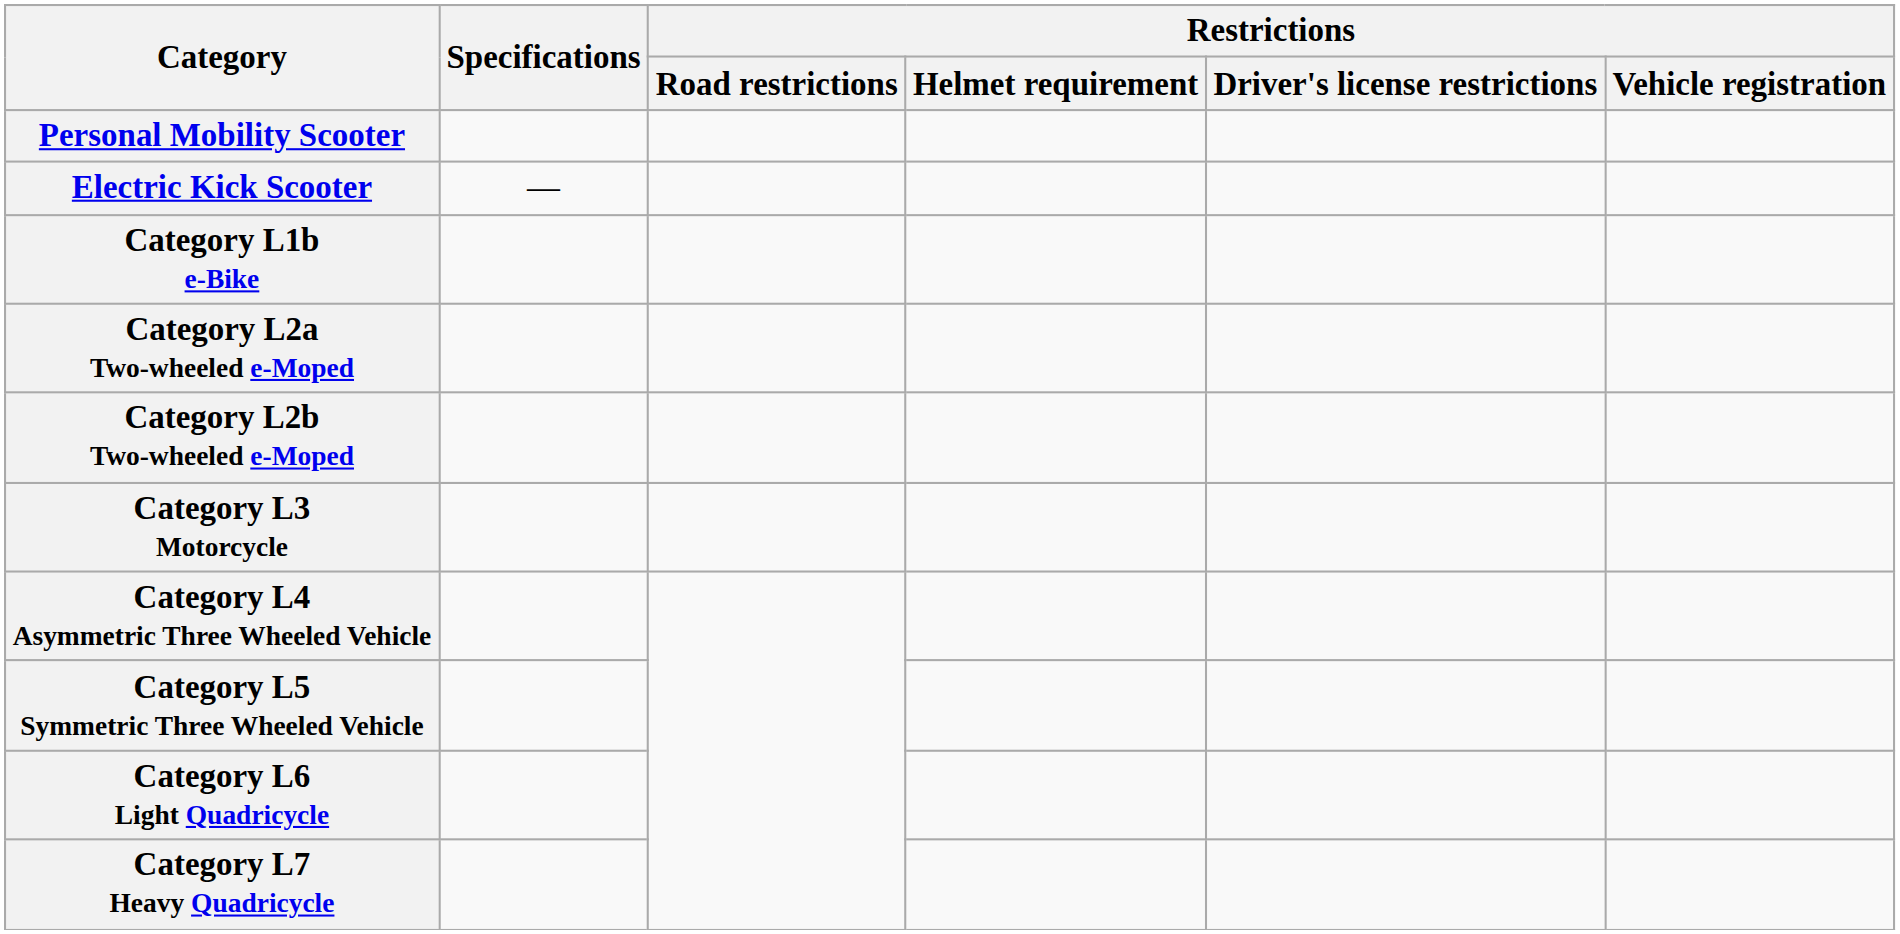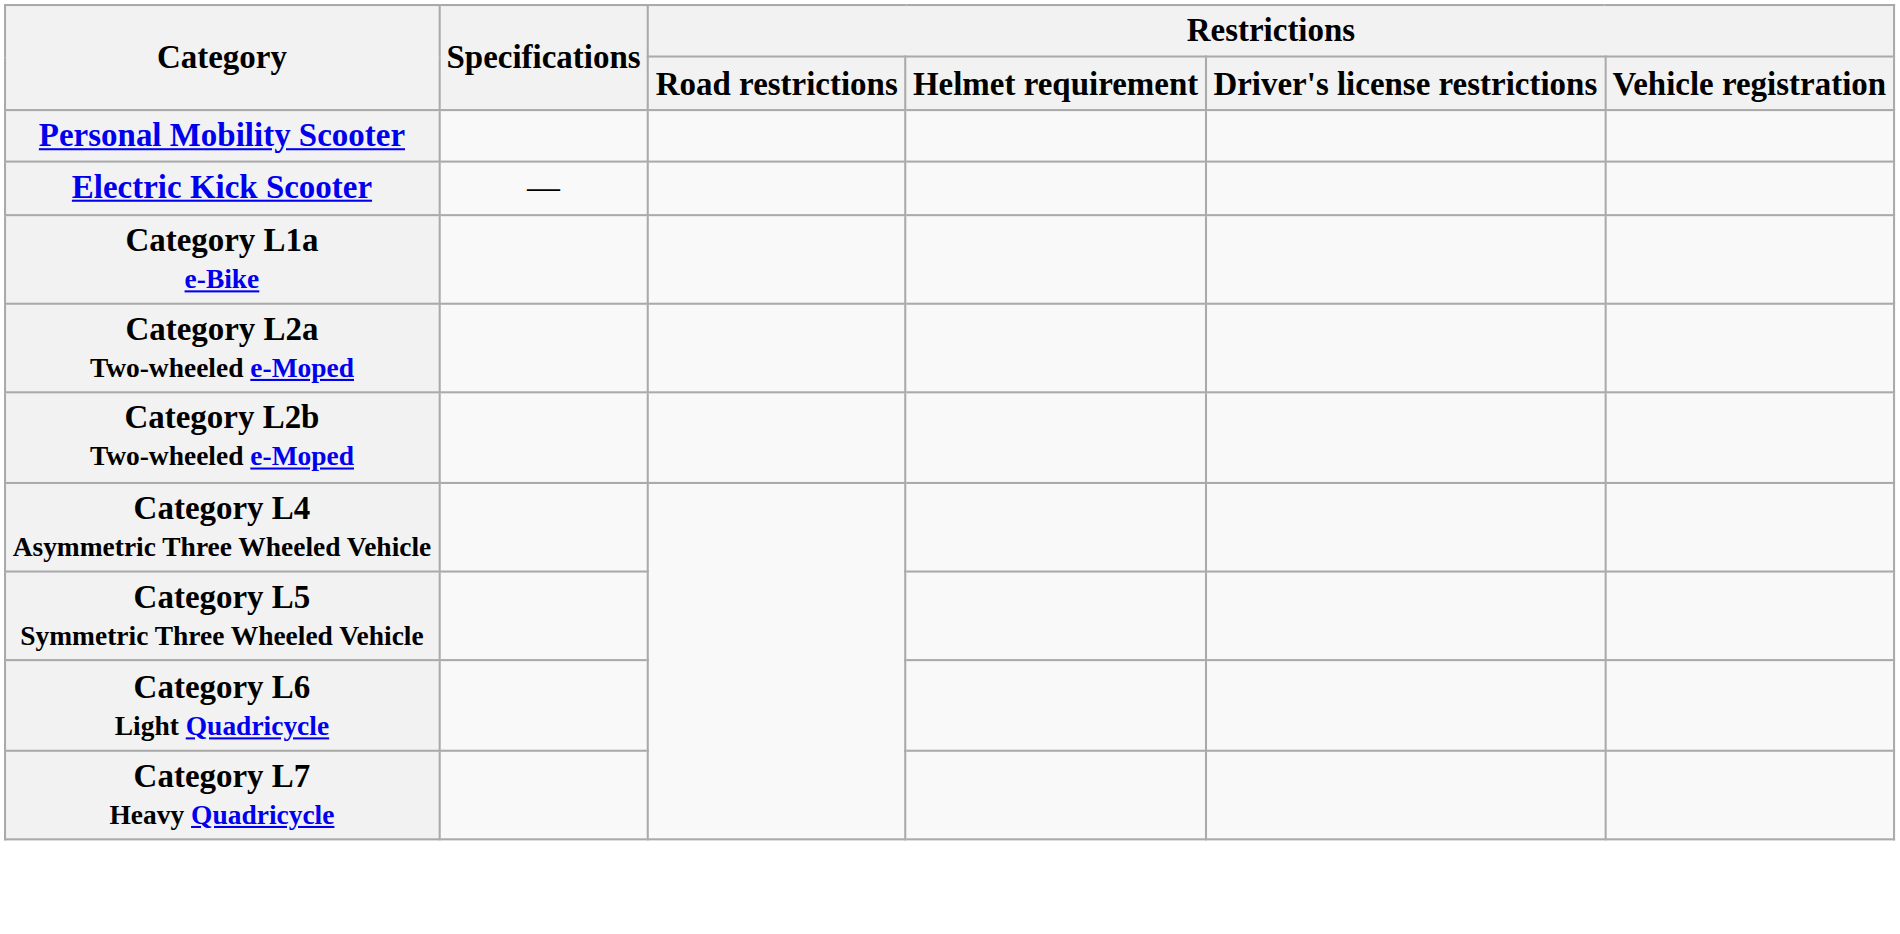+ row: (222, 258)
- row: (222, 258)
- row: (222, 526)
